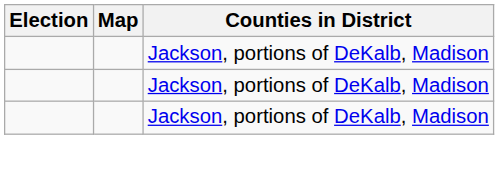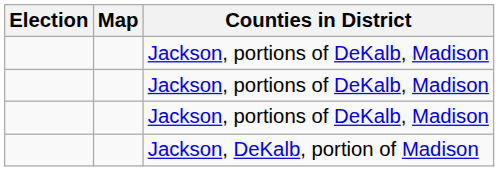+ row: (49, 150)
